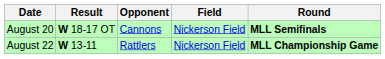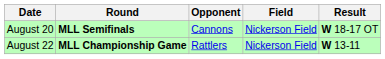columns swapped: (314, 12) <-> (87, 12)
